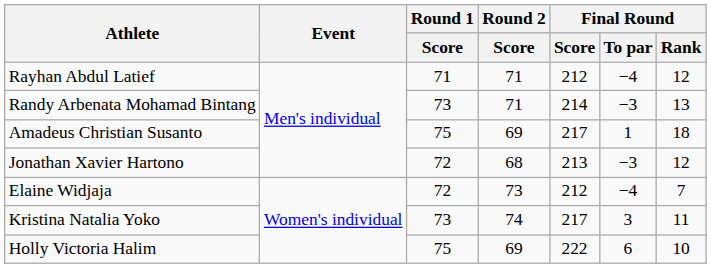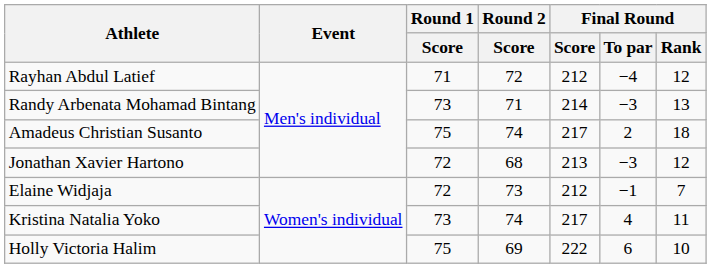(514, 75) 71 -> (514, 75) 72
(514, 133) 69 -> (514, 133) 74
(628, 133) 1 -> (628, 133) 2
(628, 190) −4 -> (628, 190) −1
(628, 219) 3 -> (628, 219) 4
